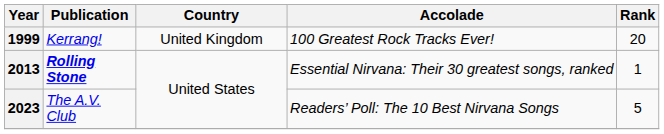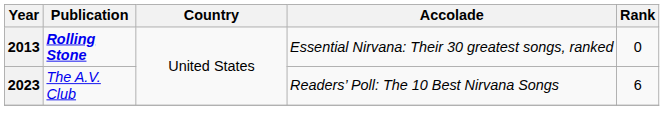- row: (24, 38)
(638, 69) 1 -> (638, 46) 0
(638, 108) 5 -> (638, 85) 6
